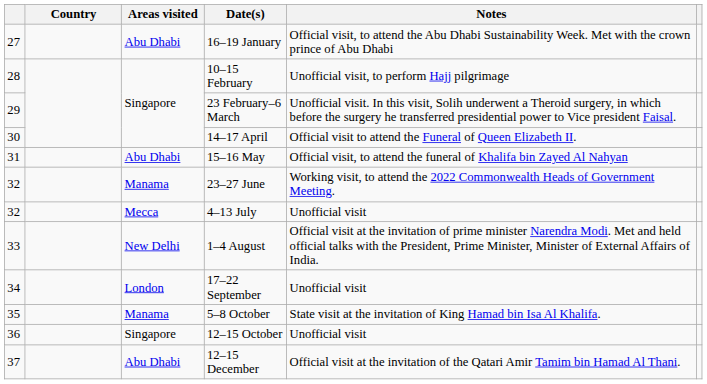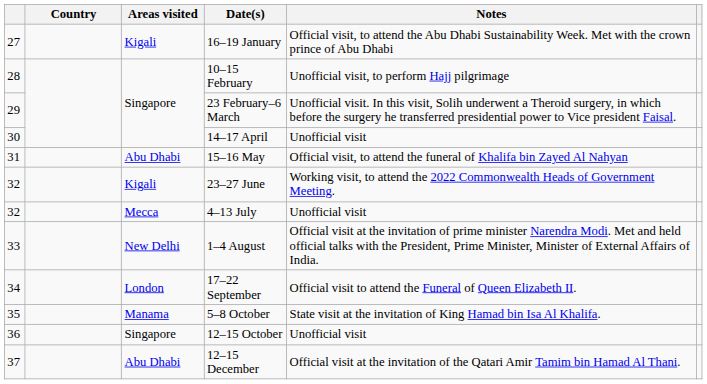(152, 41) Abu Dhabi -> (140, 41) Kigali
(433, 137) Official visit to attend the Funeral of Queen Elizabeth II. -> (328, 137) Unofficial visit
(147, 184) Manama -> (140, 184) Kigali
(328, 287) Unofficial visit -> (433, 287) Official visit to attend the Funeral of Queen Elizabeth II.
